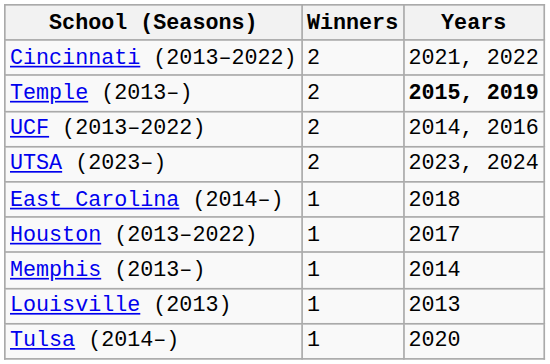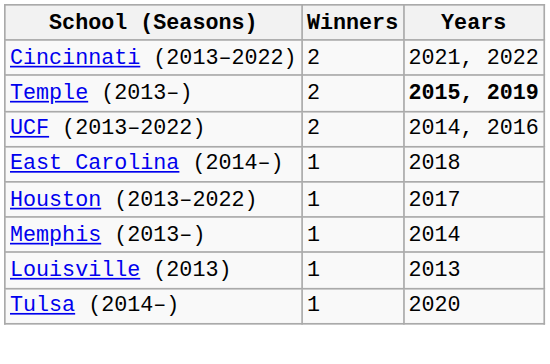- row: (88, 164)
